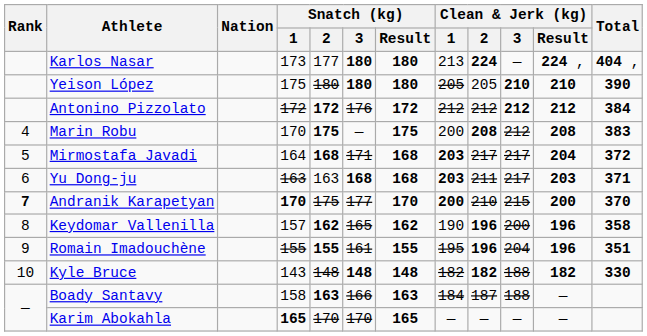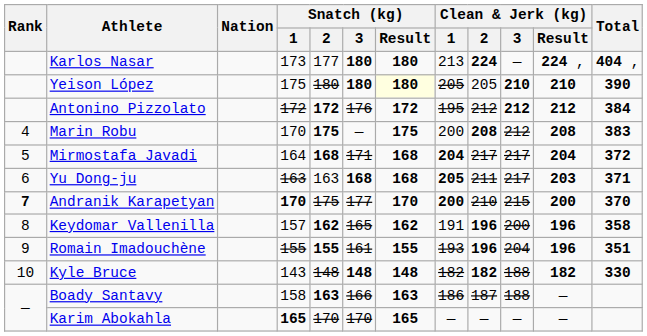(405, 87) no background -> (405, 87) lightyellow background
(451, 110) 212 -> (451, 110) 195
(451, 157) 203 -> (451, 157) 204
(451, 180) 203 -> (451, 180) 205
(451, 227) 190 -> (451, 227) 191
(451, 250) 195 -> (451, 250) 193
(451, 297) 184 -> (451, 297) 186
